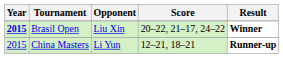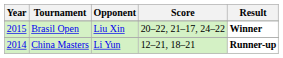(17, 29) bold -> (17, 29) normal
(17, 45) 2015 -> (17, 45) 2014
